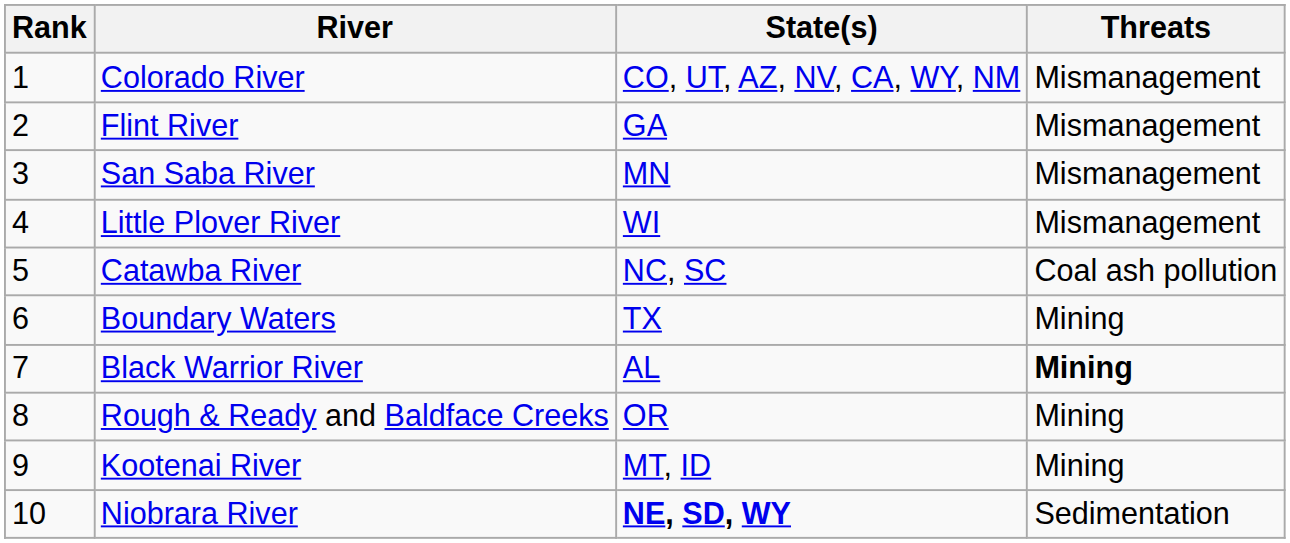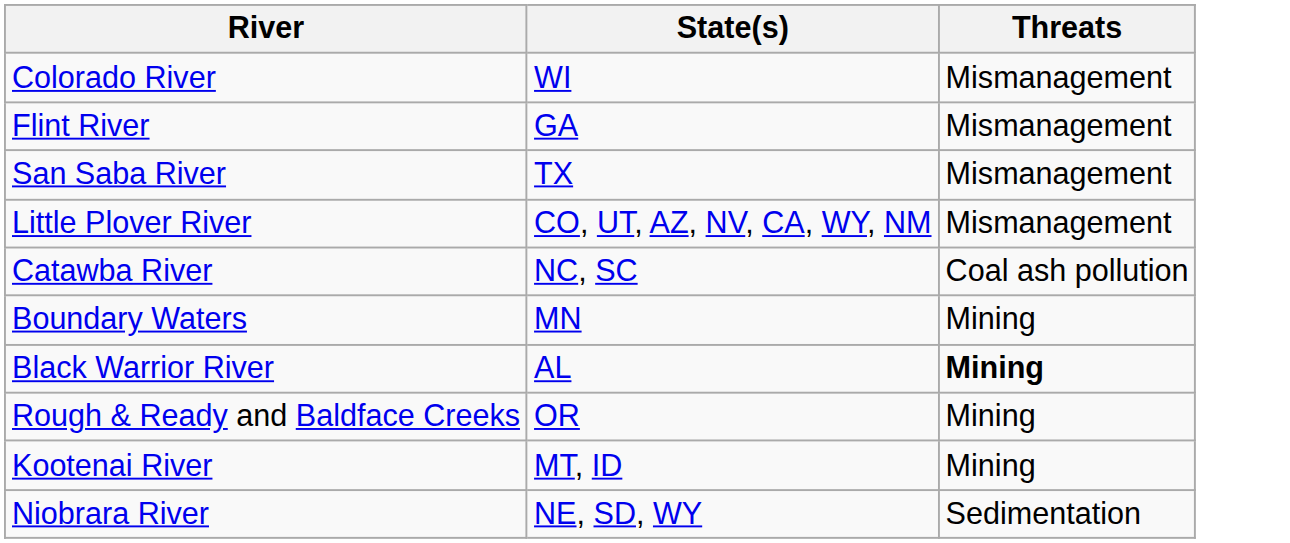- column: (49, 28)
(822, 77) CO, UT, AZ, NV, CA, WY, NM -> (553, 77) WI
(647, 174) MN -> (554, 174) TX
(642, 222) WI -> (733, 222) CO, UT, AZ, NV, CA, WY, NM
(642, 319) TX -> (558, 319) MN
(707, 513) bold -> (618, 513) normal
